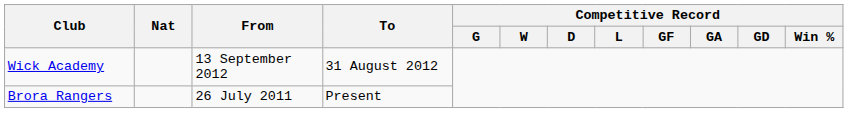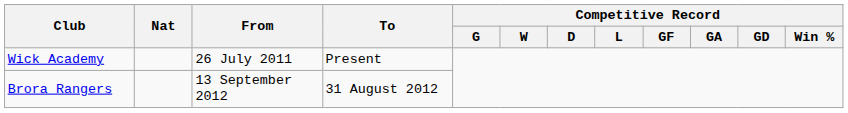(244, 67) 13 September 2012 -> (244, 59) 26 July 2011
(382, 67) 31 August 2012 -> (354, 59) Present
(244, 96) 26 July 2011 -> (244, 89) 13 September 2012
(354, 96) Present -> (382, 89) 31 August 2012
